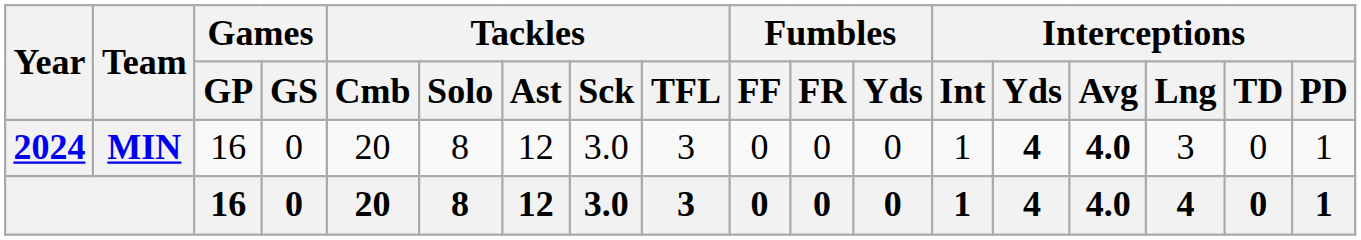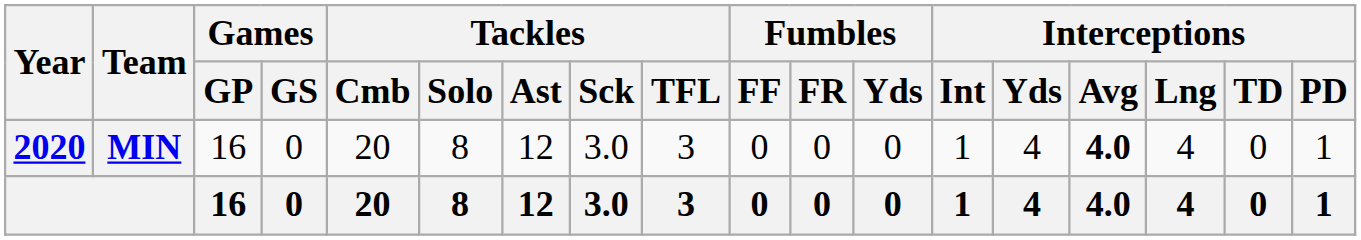(49, 147) 2024 -> (49, 147) 2020
(1032, 147) bold -> (1032, 147) normal
(1186, 147) 3 -> (1186, 147) 4
